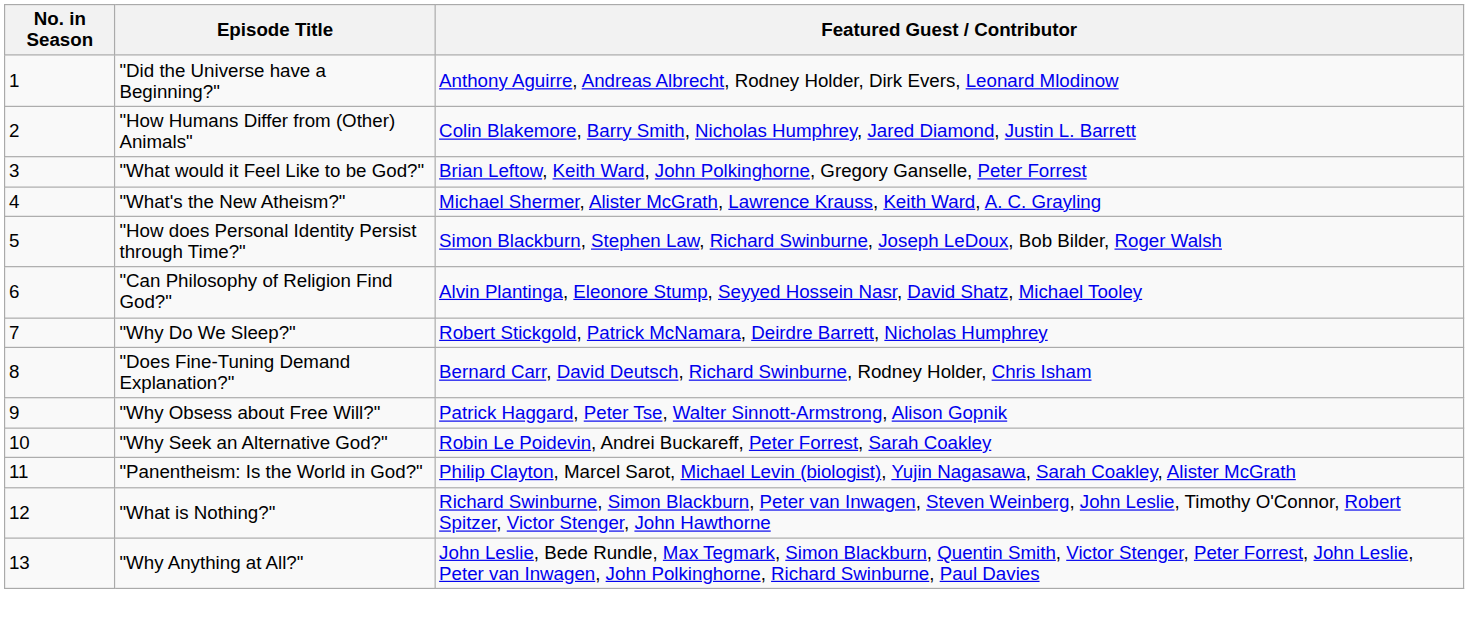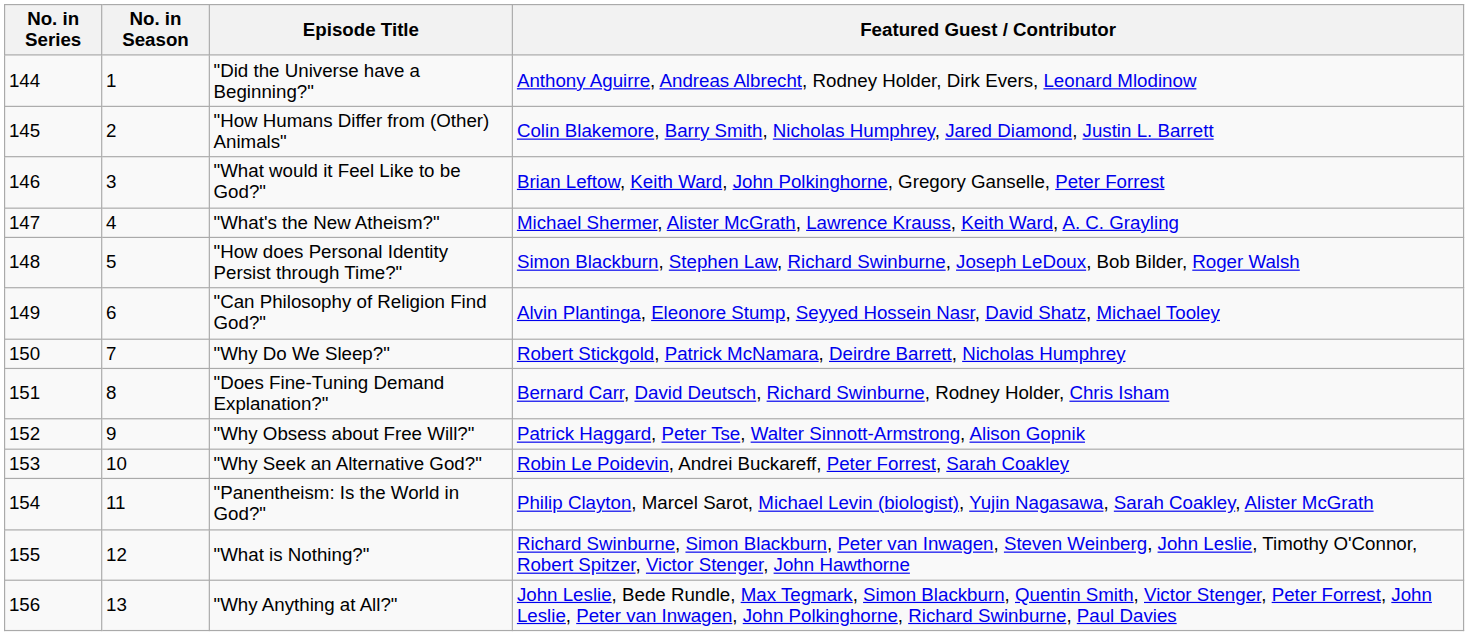+ column: (53, 29)
